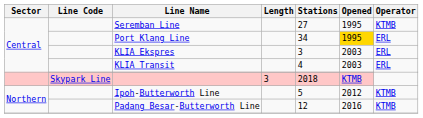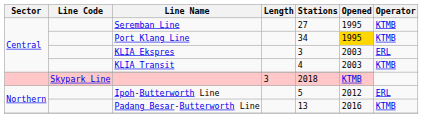(383, 38) ERL -> (386, 38) KTMB
(383, 65) ERL -> (386, 65) KTMB
(386, 92) KTMB -> (383, 92) ERL
(303, 106) 12 -> (303, 106) 13
